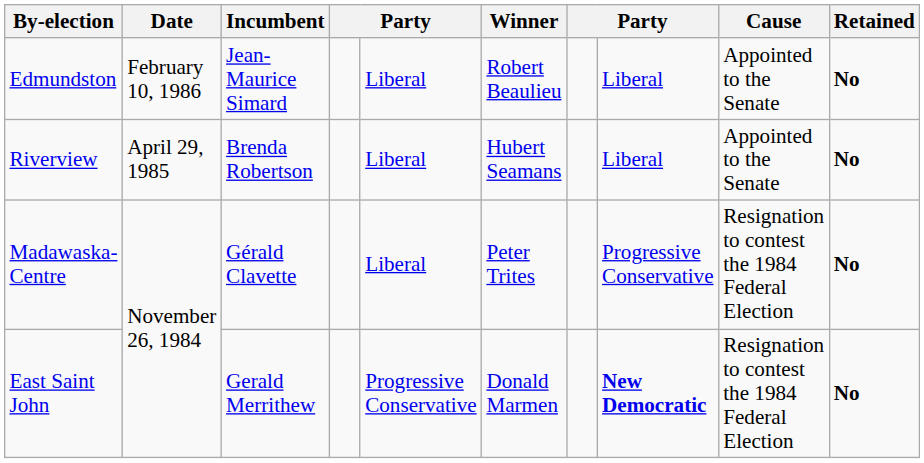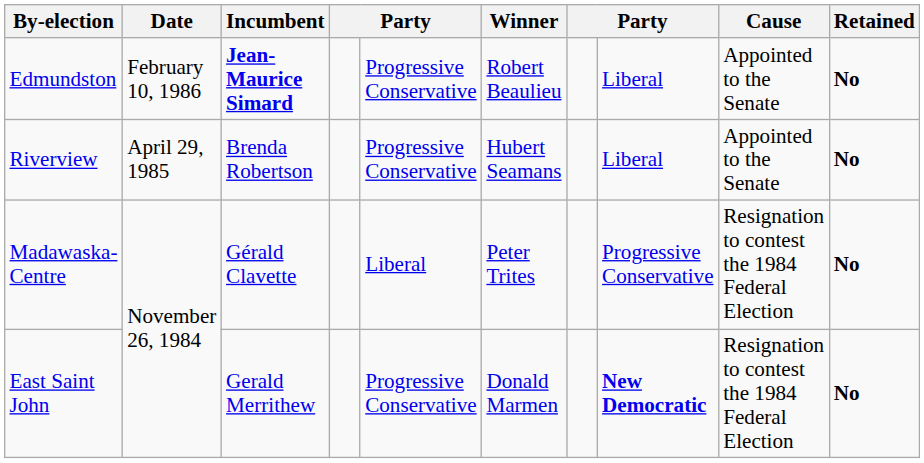(261, 78) normal -> (264, 78) bold
(396, 78) Liberal -> (421, 78) Progressive Conservative
(396, 159) Liberal -> (421, 159) Progressive Conservative
